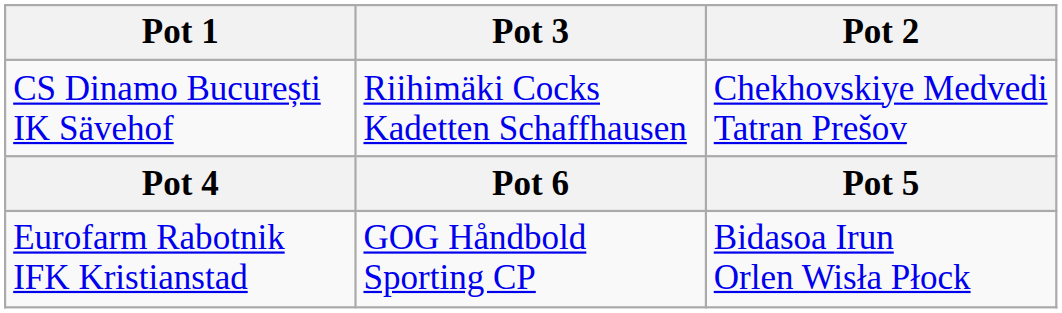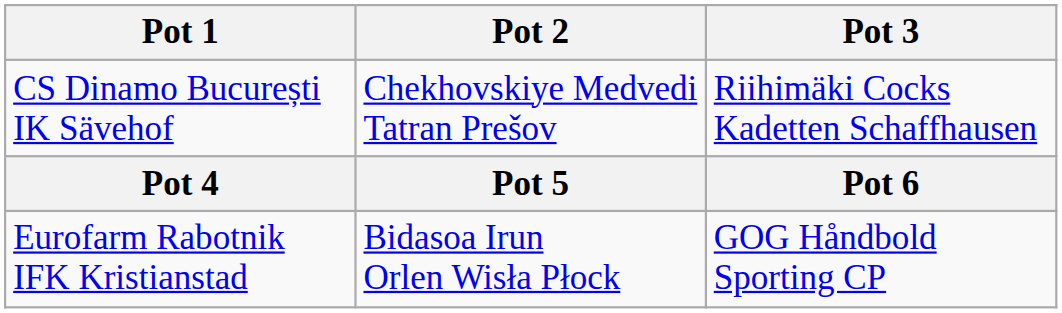columns swapped: (881, 32) <-> (531, 32)
